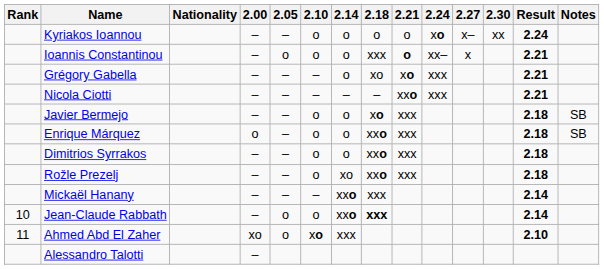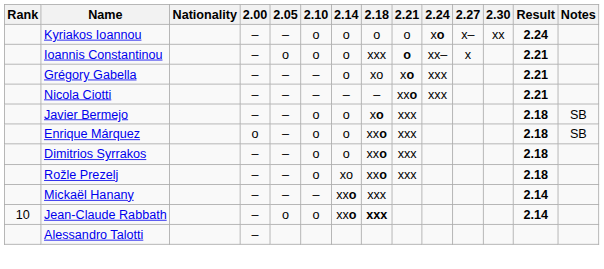- row: (102, 234)
